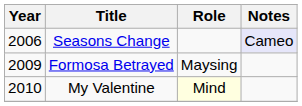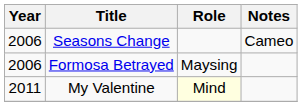(269, 40) lavender background -> (269, 40) no background
(25, 64) 2009 -> (25, 64) 2006
(25, 88) 2010 -> (25, 88) 2011
